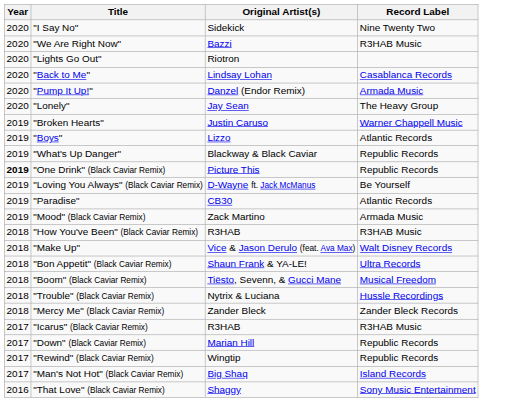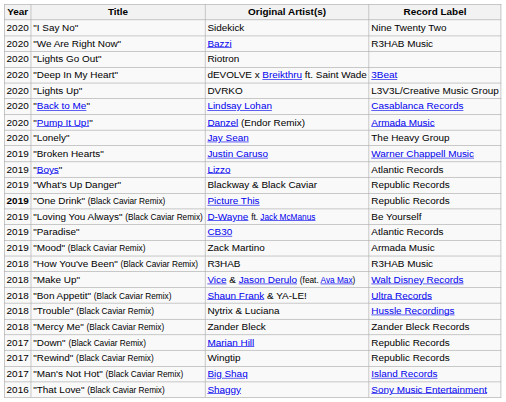+ row: (76, 75)
+ row: (58, 91)
- row: (90, 279)
- row: (90, 327)
